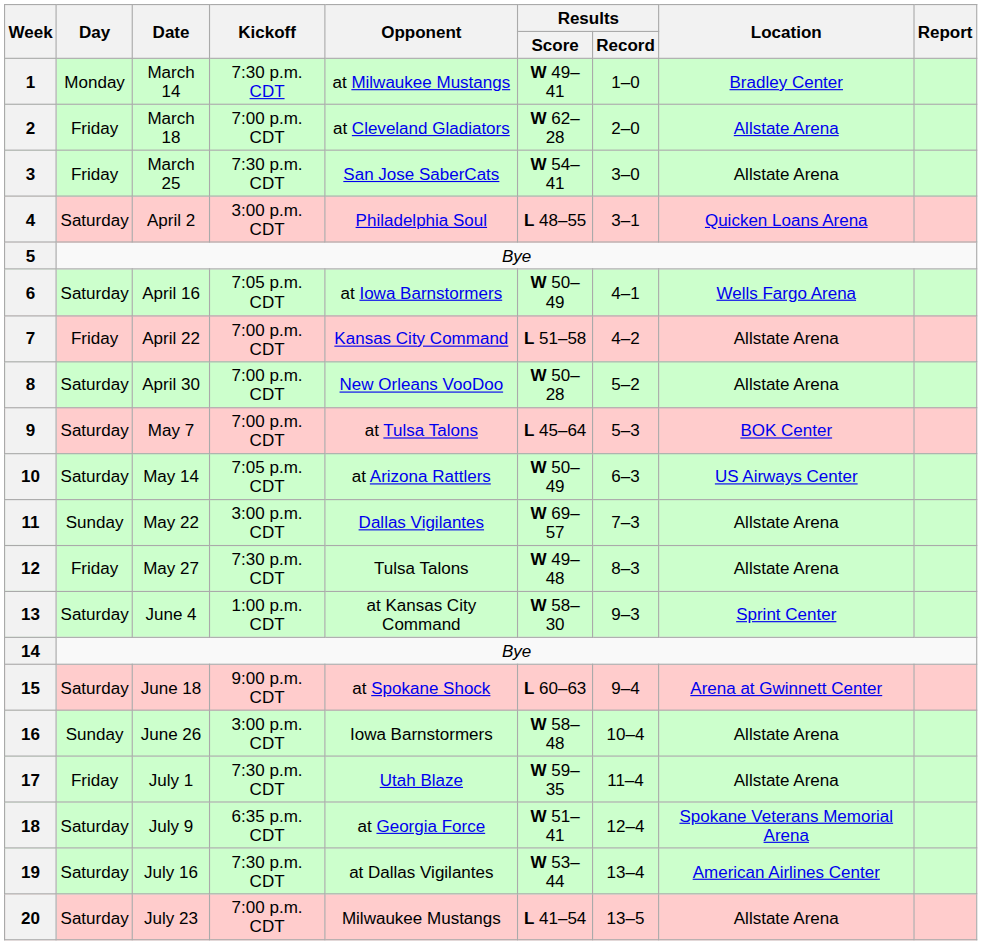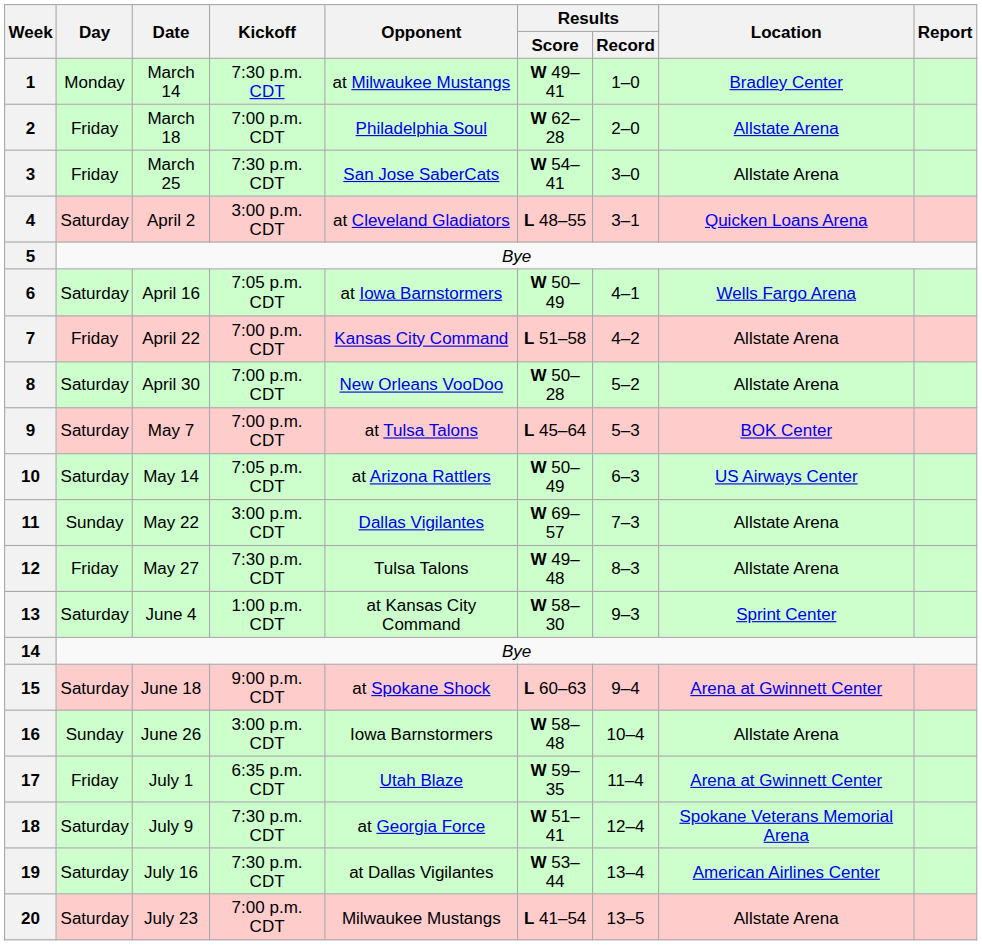(421, 128) at Cleveland Gladiators -> (421, 128) Philadelphia Soul
(421, 220) Philadelphia Soul -> (421, 220) at Cleveland Gladiators
(267, 779) 7:30 p.m. CDT -> (267, 779) 6:35 p.m. CDT
(786, 779) Allstate Arena -> (786, 779) Arena at Gwinnett Center
(267, 825) 6:35 p.m. CDT -> (267, 825) 7:30 p.m. CDT
